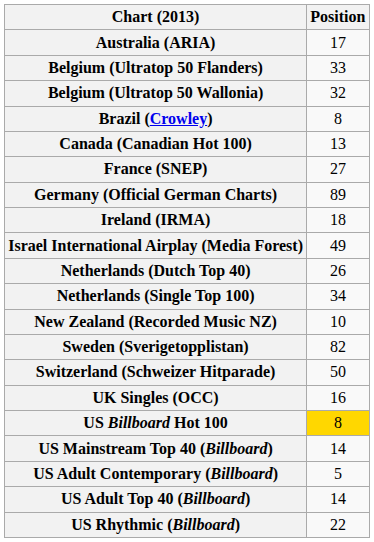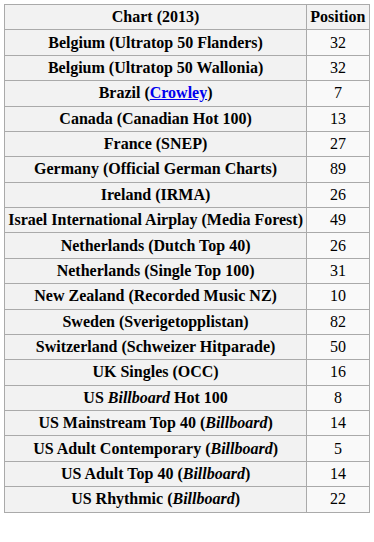- row: (156, 42)
(338, 67) 33 -> (338, 42) 32
(338, 118) 8 -> (338, 93) 7
(338, 220) 18 -> (338, 194) 26
(338, 296) 34 -> (338, 270) 31
(338, 423) gold background -> (338, 397) no background
